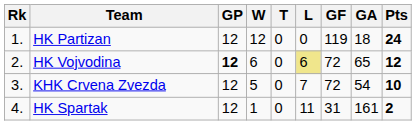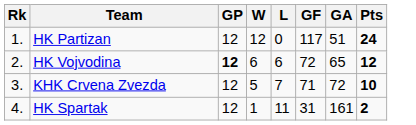- column: (284, 16)
(336, 39) 119 -> (311, 39) 117
(362, 39) 18 -> (337, 39) 51
(303, 62) khaki background -> (279, 62) no background
(332, 85) 72 -> (308, 85) 71
(362, 85) 54 -> (337, 85) 72
